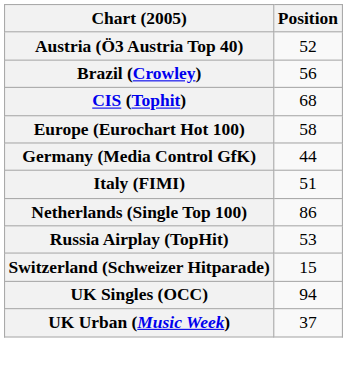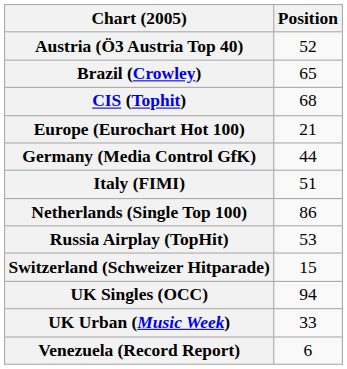(308, 73) 56 -> (308, 73) 65
(308, 128) 58 -> (308, 128) 21
(308, 322) 37 -> (308, 322) 33
+ row: (139, 350)
